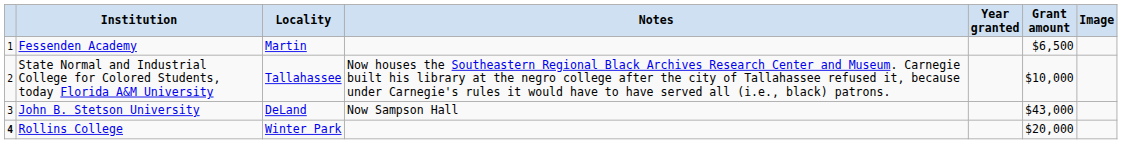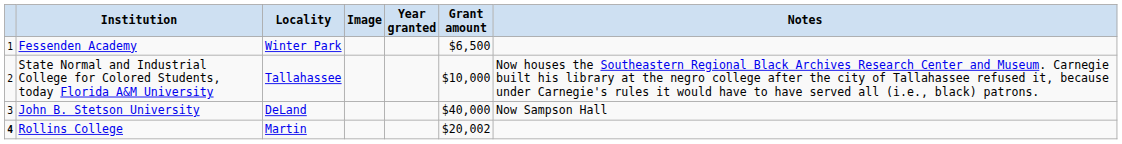columns swapped: (1097, 21) <-> (656, 21)
(286, 46) Martin -> (303, 46) Winter Park
(1049, 110) $43,000 -> (466, 110) $40,000
(303, 129) Winter Park -> (286, 129) Martin
(1049, 129) $20,000 -> (466, 129) $20,002
